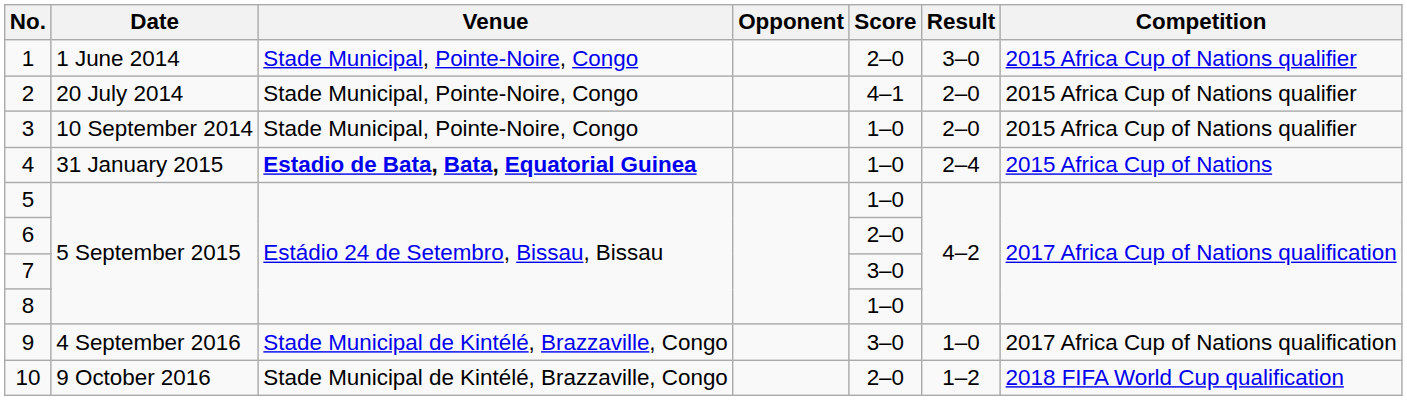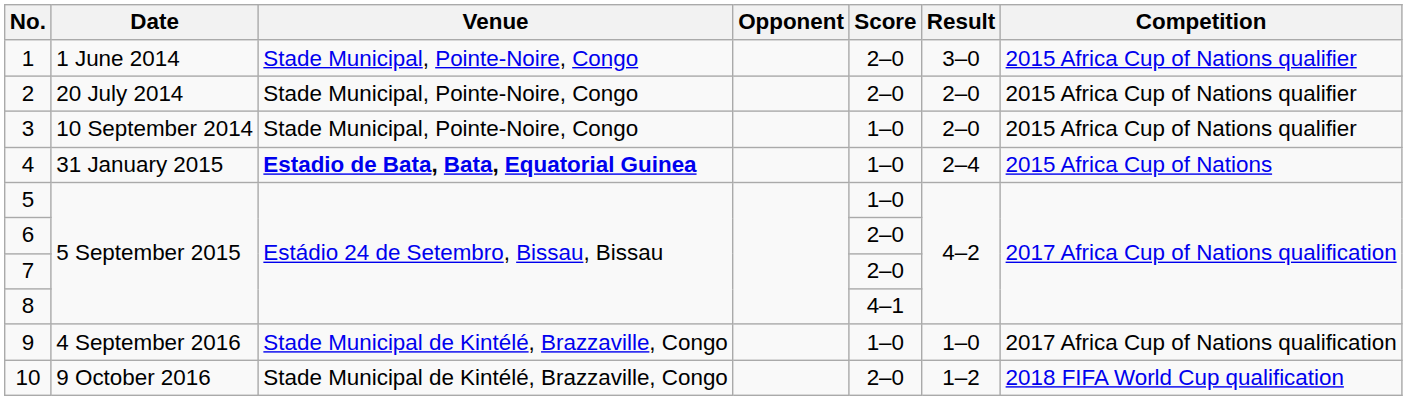(885, 93) 4–1 -> (885, 93) 2–0
(885, 270) 3–0 -> (885, 270) 2–0
(885, 306) 1–0 -> (885, 306) 4–1
(885, 341) 3–0 -> (885, 341) 1–0
